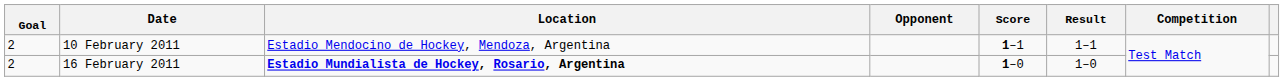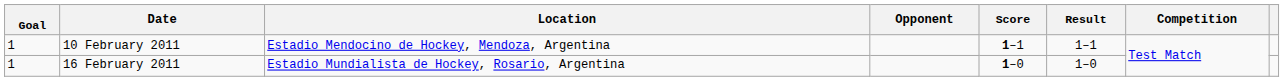(11, 45) 2 -> (11, 45) 1
(11, 65) 2 -> (11, 65) 1
(446, 65) bold -> (446, 65) normal
